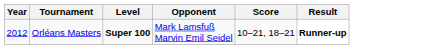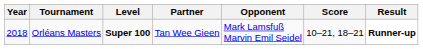+ column: (187, 12)
(17, 32) 2012 -> (17, 32) 2018
